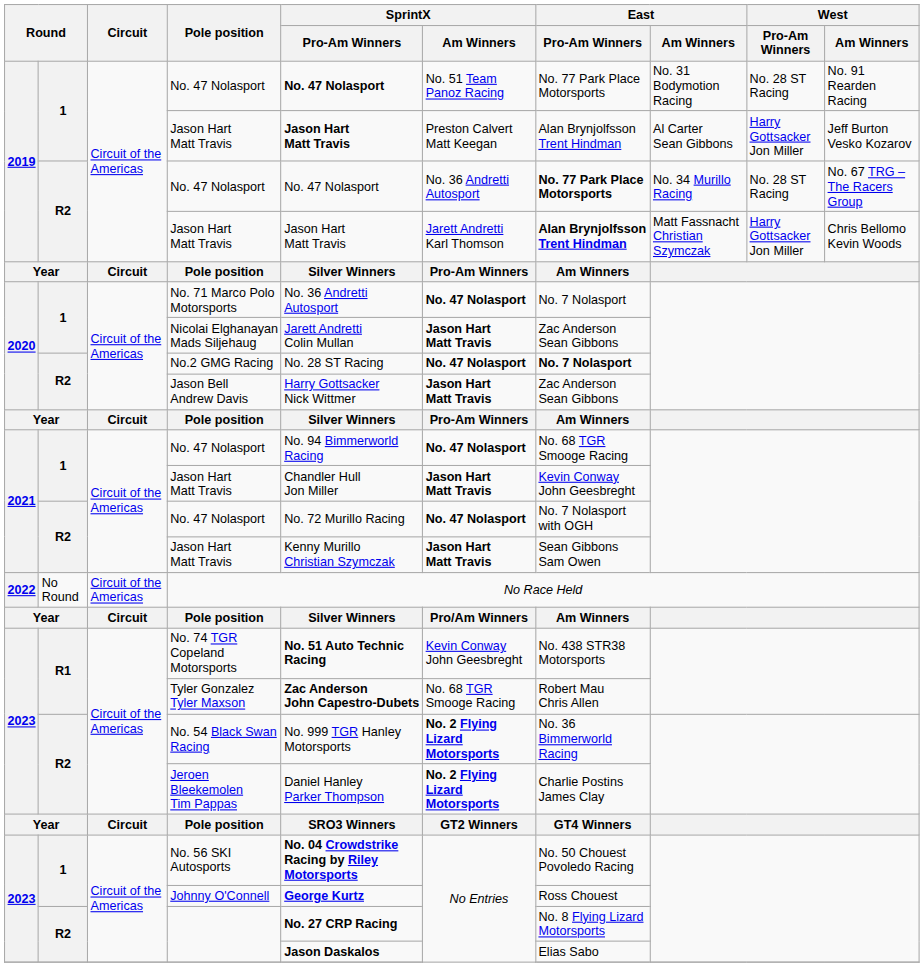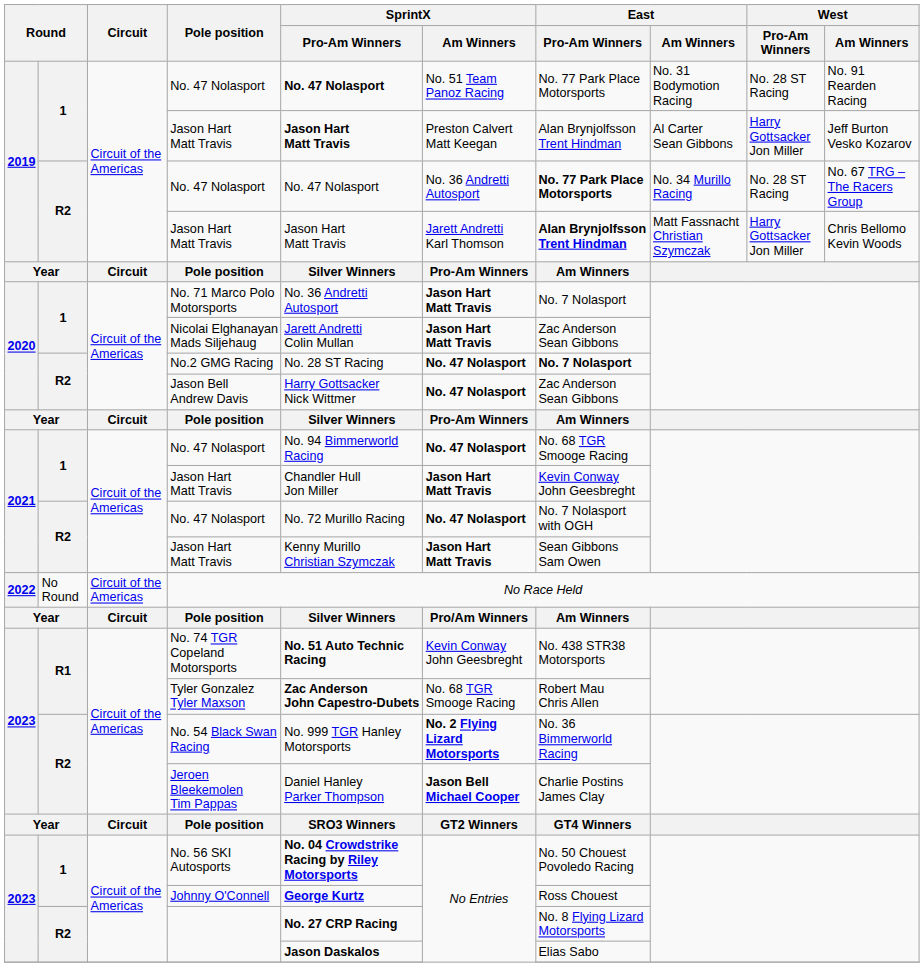(476, 300) No. 47 Nolasport -> (459, 300) Jason Hart Matt Travis
(459, 392) Jason Hart Matt Travis -> (476, 392) No. 47 Nolasport
(462, 789) No. 2 Flying Lizard Motorsports -> (473, 789) Jason Bell Michael Cooper
